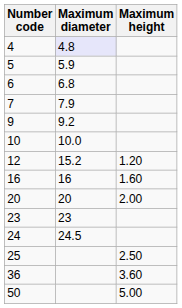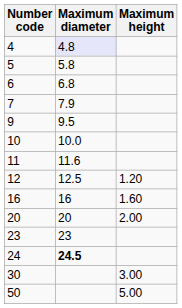(66, 65) 5.9 -> (66, 65) 5.8
(66, 122) 9.2 -> (66, 122) 9.5
+ row: (13, 160)
(70, 160) 15.2 -> (70, 179) 12.5
(70, 236) normal -> (70, 255) bold
- row: (14, 255)
+ row: (14, 274)
- row: (14, 274)
